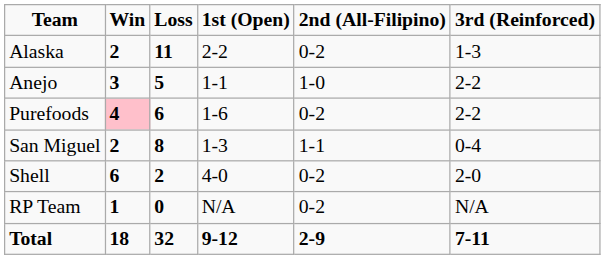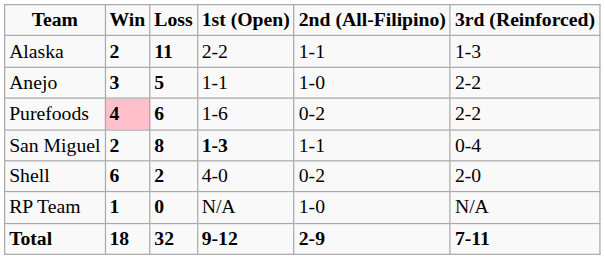(312, 51) 0-2 -> (312, 51) 1-1
(215, 144) normal -> (215, 144) bold
(312, 207) 0-2 -> (312, 207) 1-0
